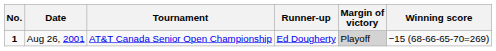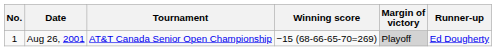columns swapped: (439, 18) <-> (306, 18)
(14, 38) bold -> (14, 38) normal
